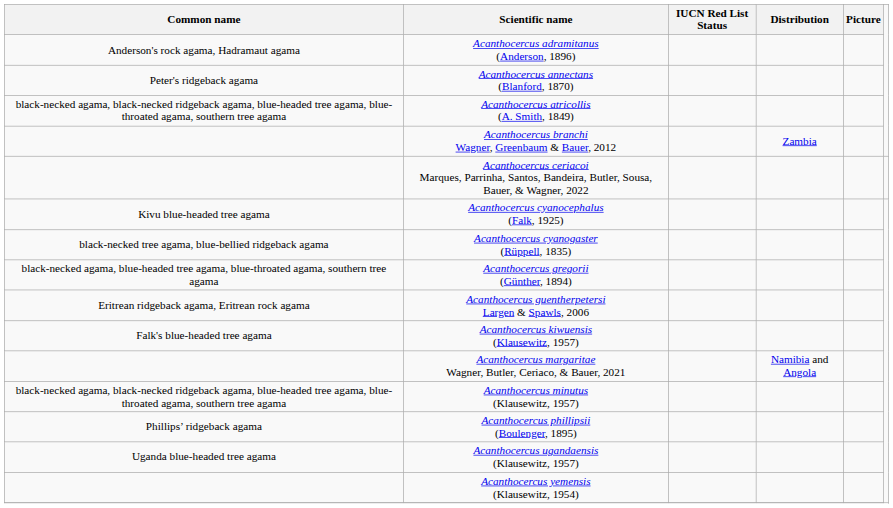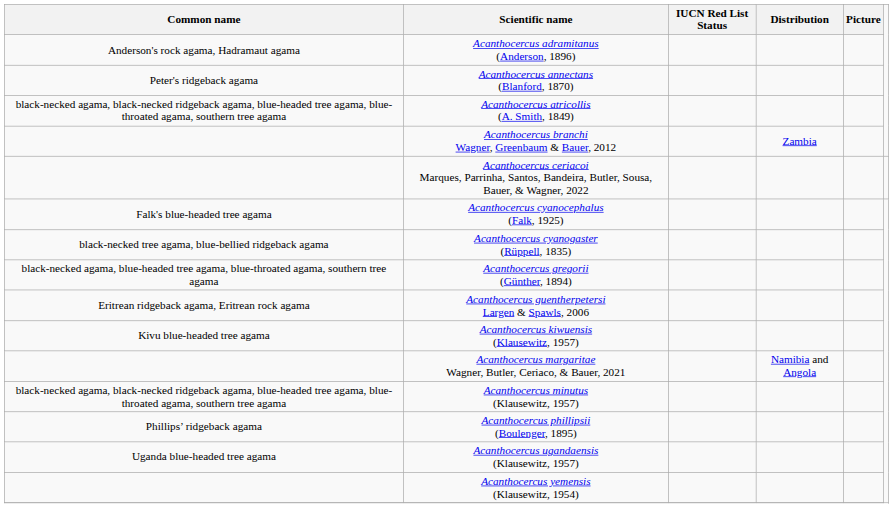(204, 214) Kivu blue-headed tree agama -> (204, 214) Falk's blue-headed tree agama
(204, 335) Falk's blue-headed tree agama -> (204, 335) Kivu blue-headed tree agama
